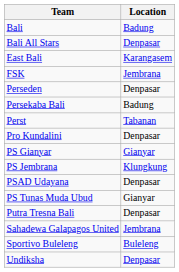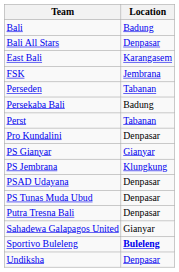(142, 89) Denpasar -> (140, 89) Tabanan
(139, 197) Gianyar -> (142, 197) Denpasar
(142, 228) Jembrana -> (139, 228) Gianyar
(141, 244) normal -> (141, 244) bold
